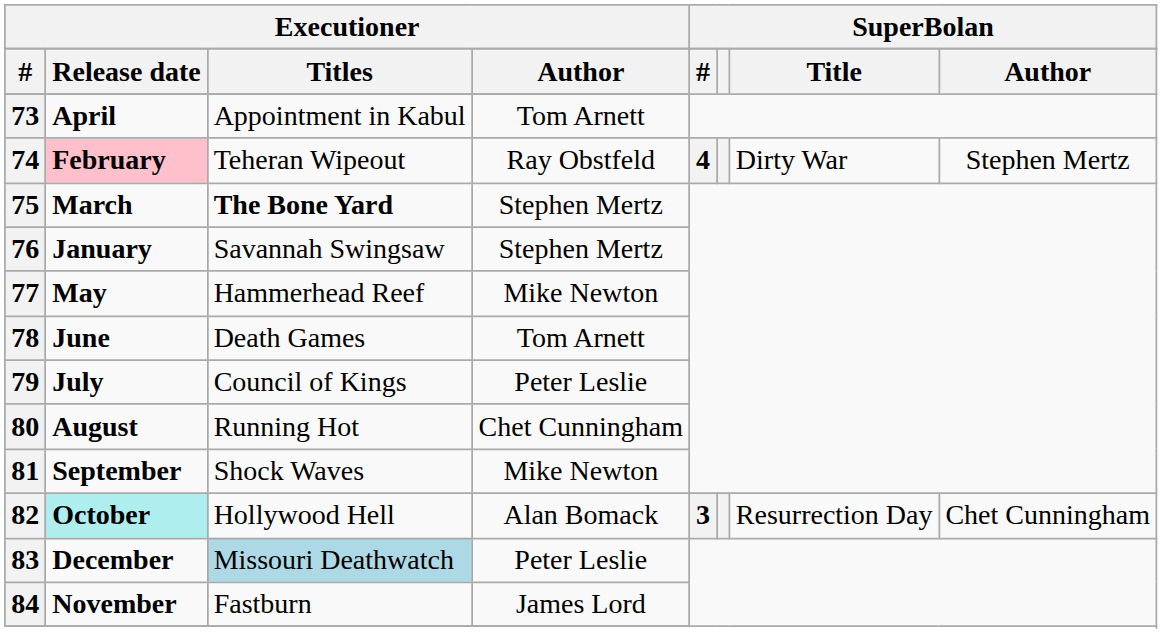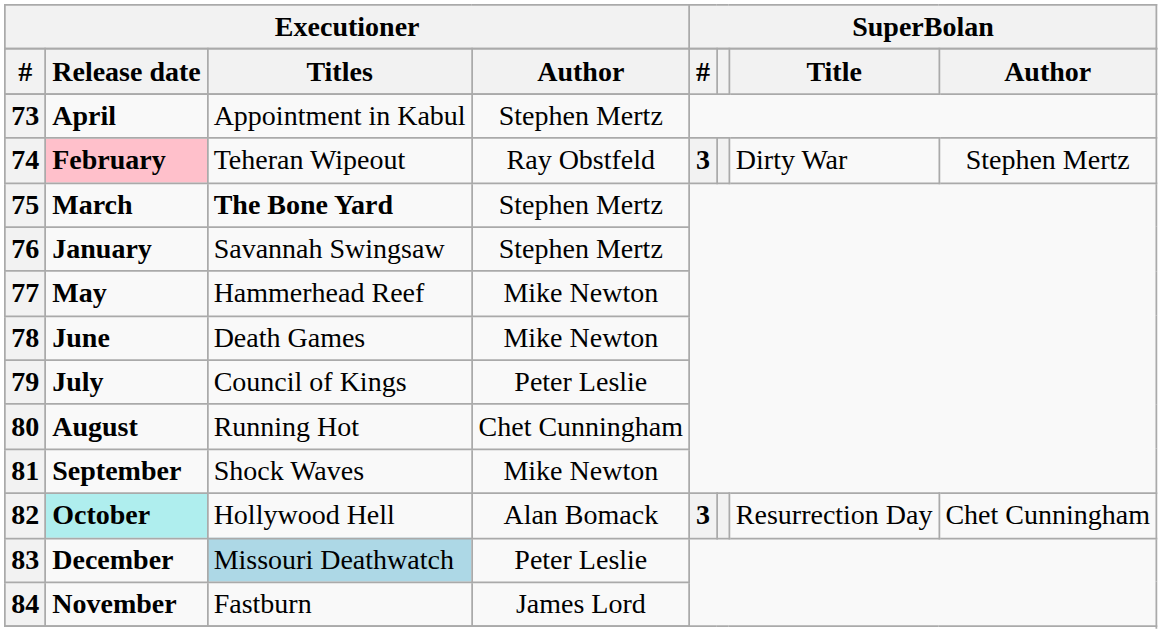(581, 115) Tom Arnett -> (581, 115) Stephen Mertz
(703, 159) 4 -> (703, 159) 3
(581, 337) Tom Arnett -> (581, 337) Mike Newton
